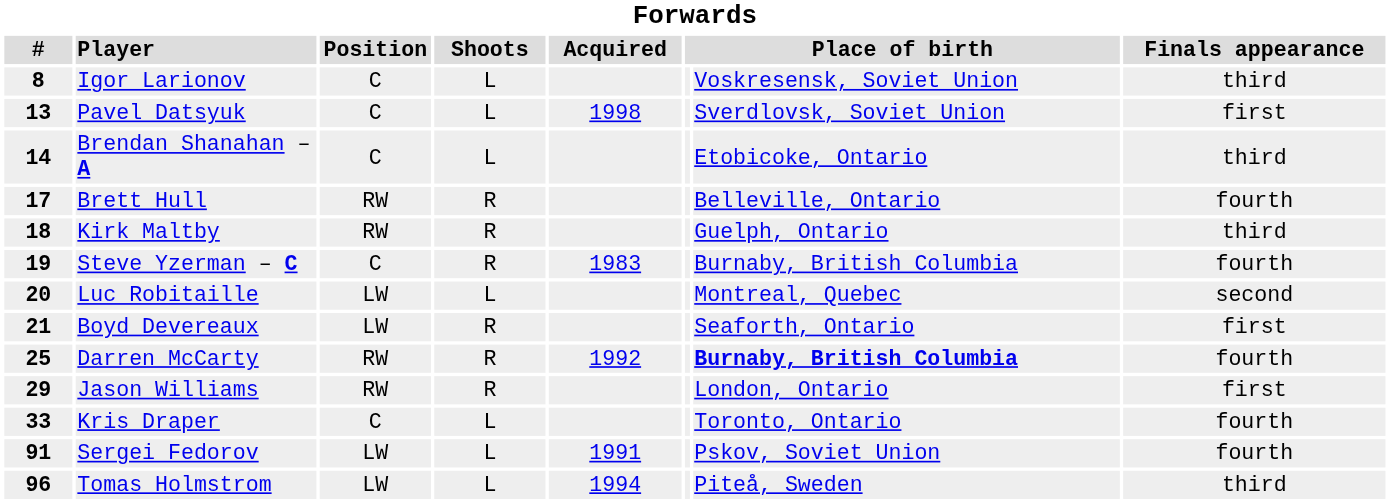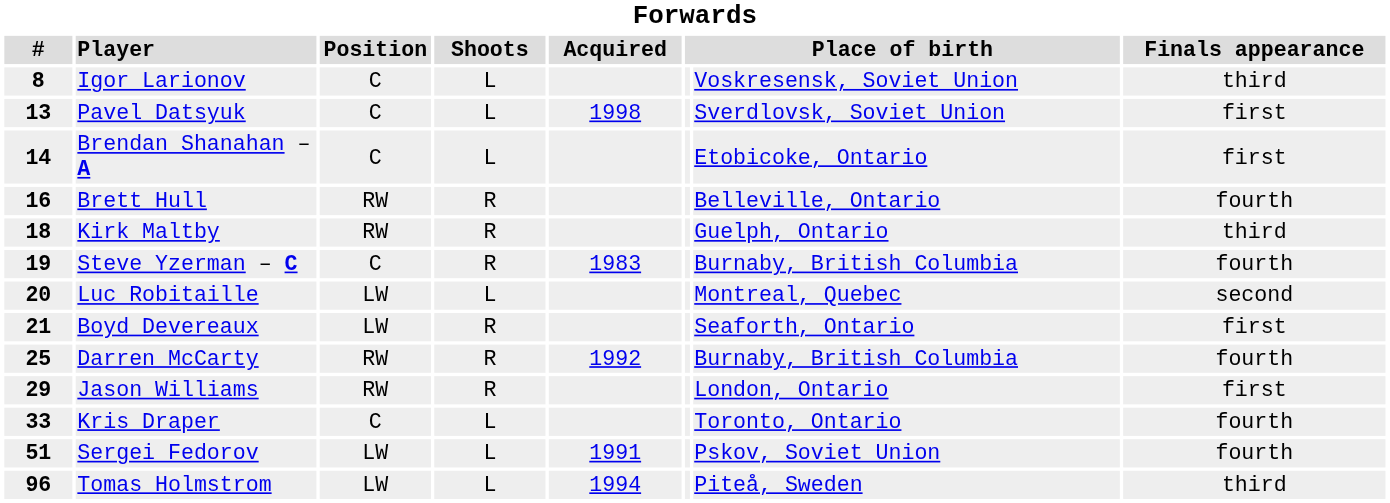(1254, 157) third -> (1254, 157) first
(38, 201) 17 -> (38, 201) 16
(856, 359) bold -> (856, 359) normal
(38, 453) 91 -> (38, 453) 51
